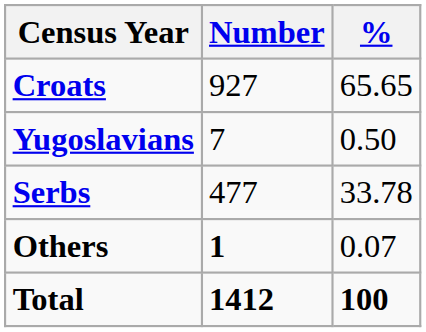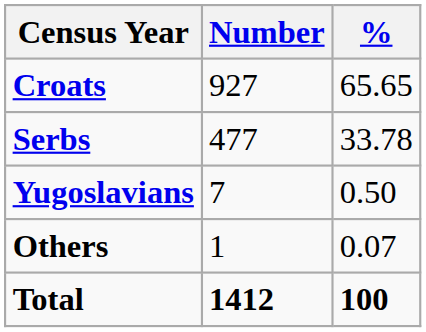rows swapped: (51, 192) <-> (103, 138)
(217, 246) bold -> (217, 246) normal
